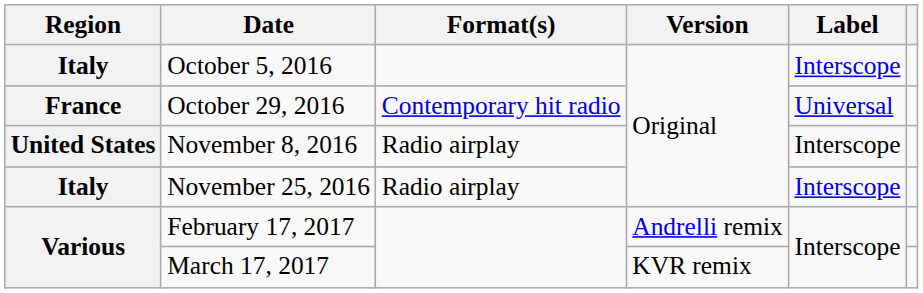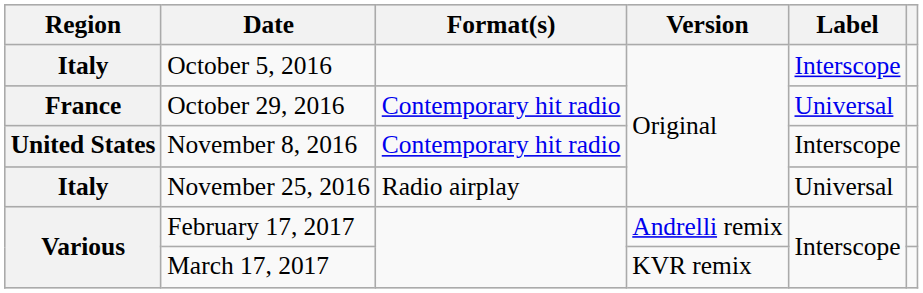(451, 145) Radio airplay -> (501, 145) Contemporary hit radio
(847, 186) Interscope -> (844, 186) Universal
